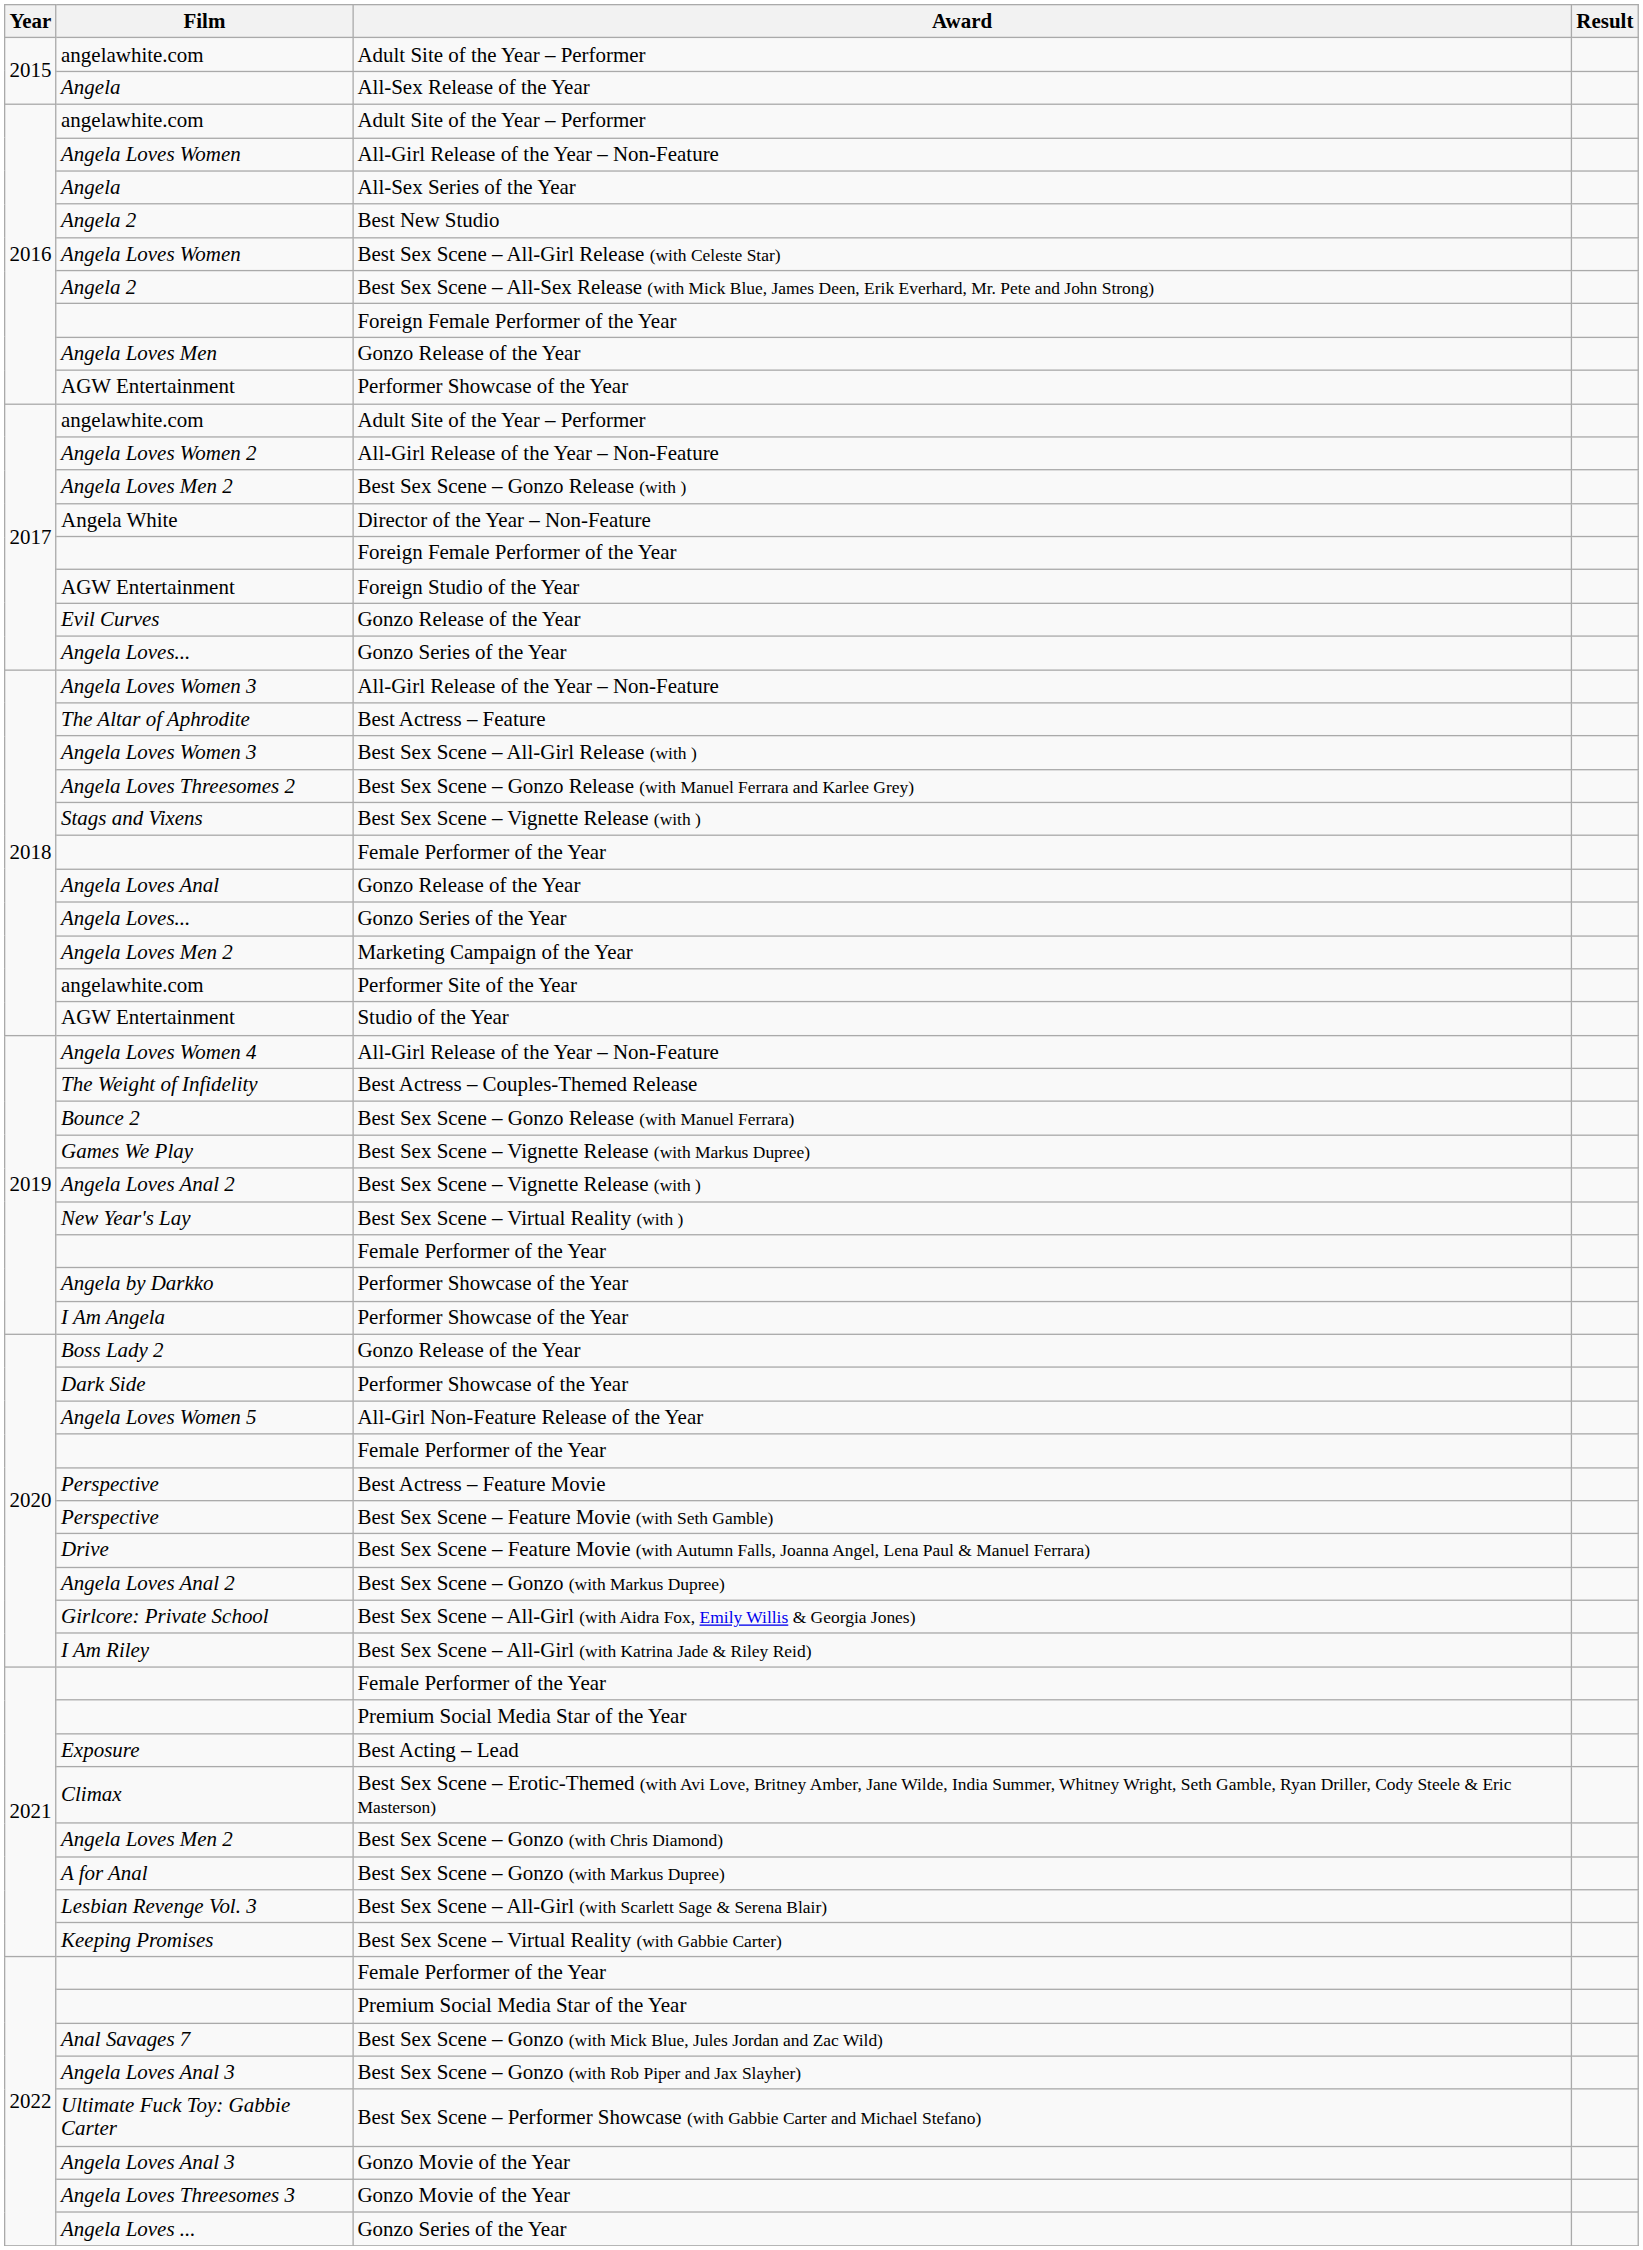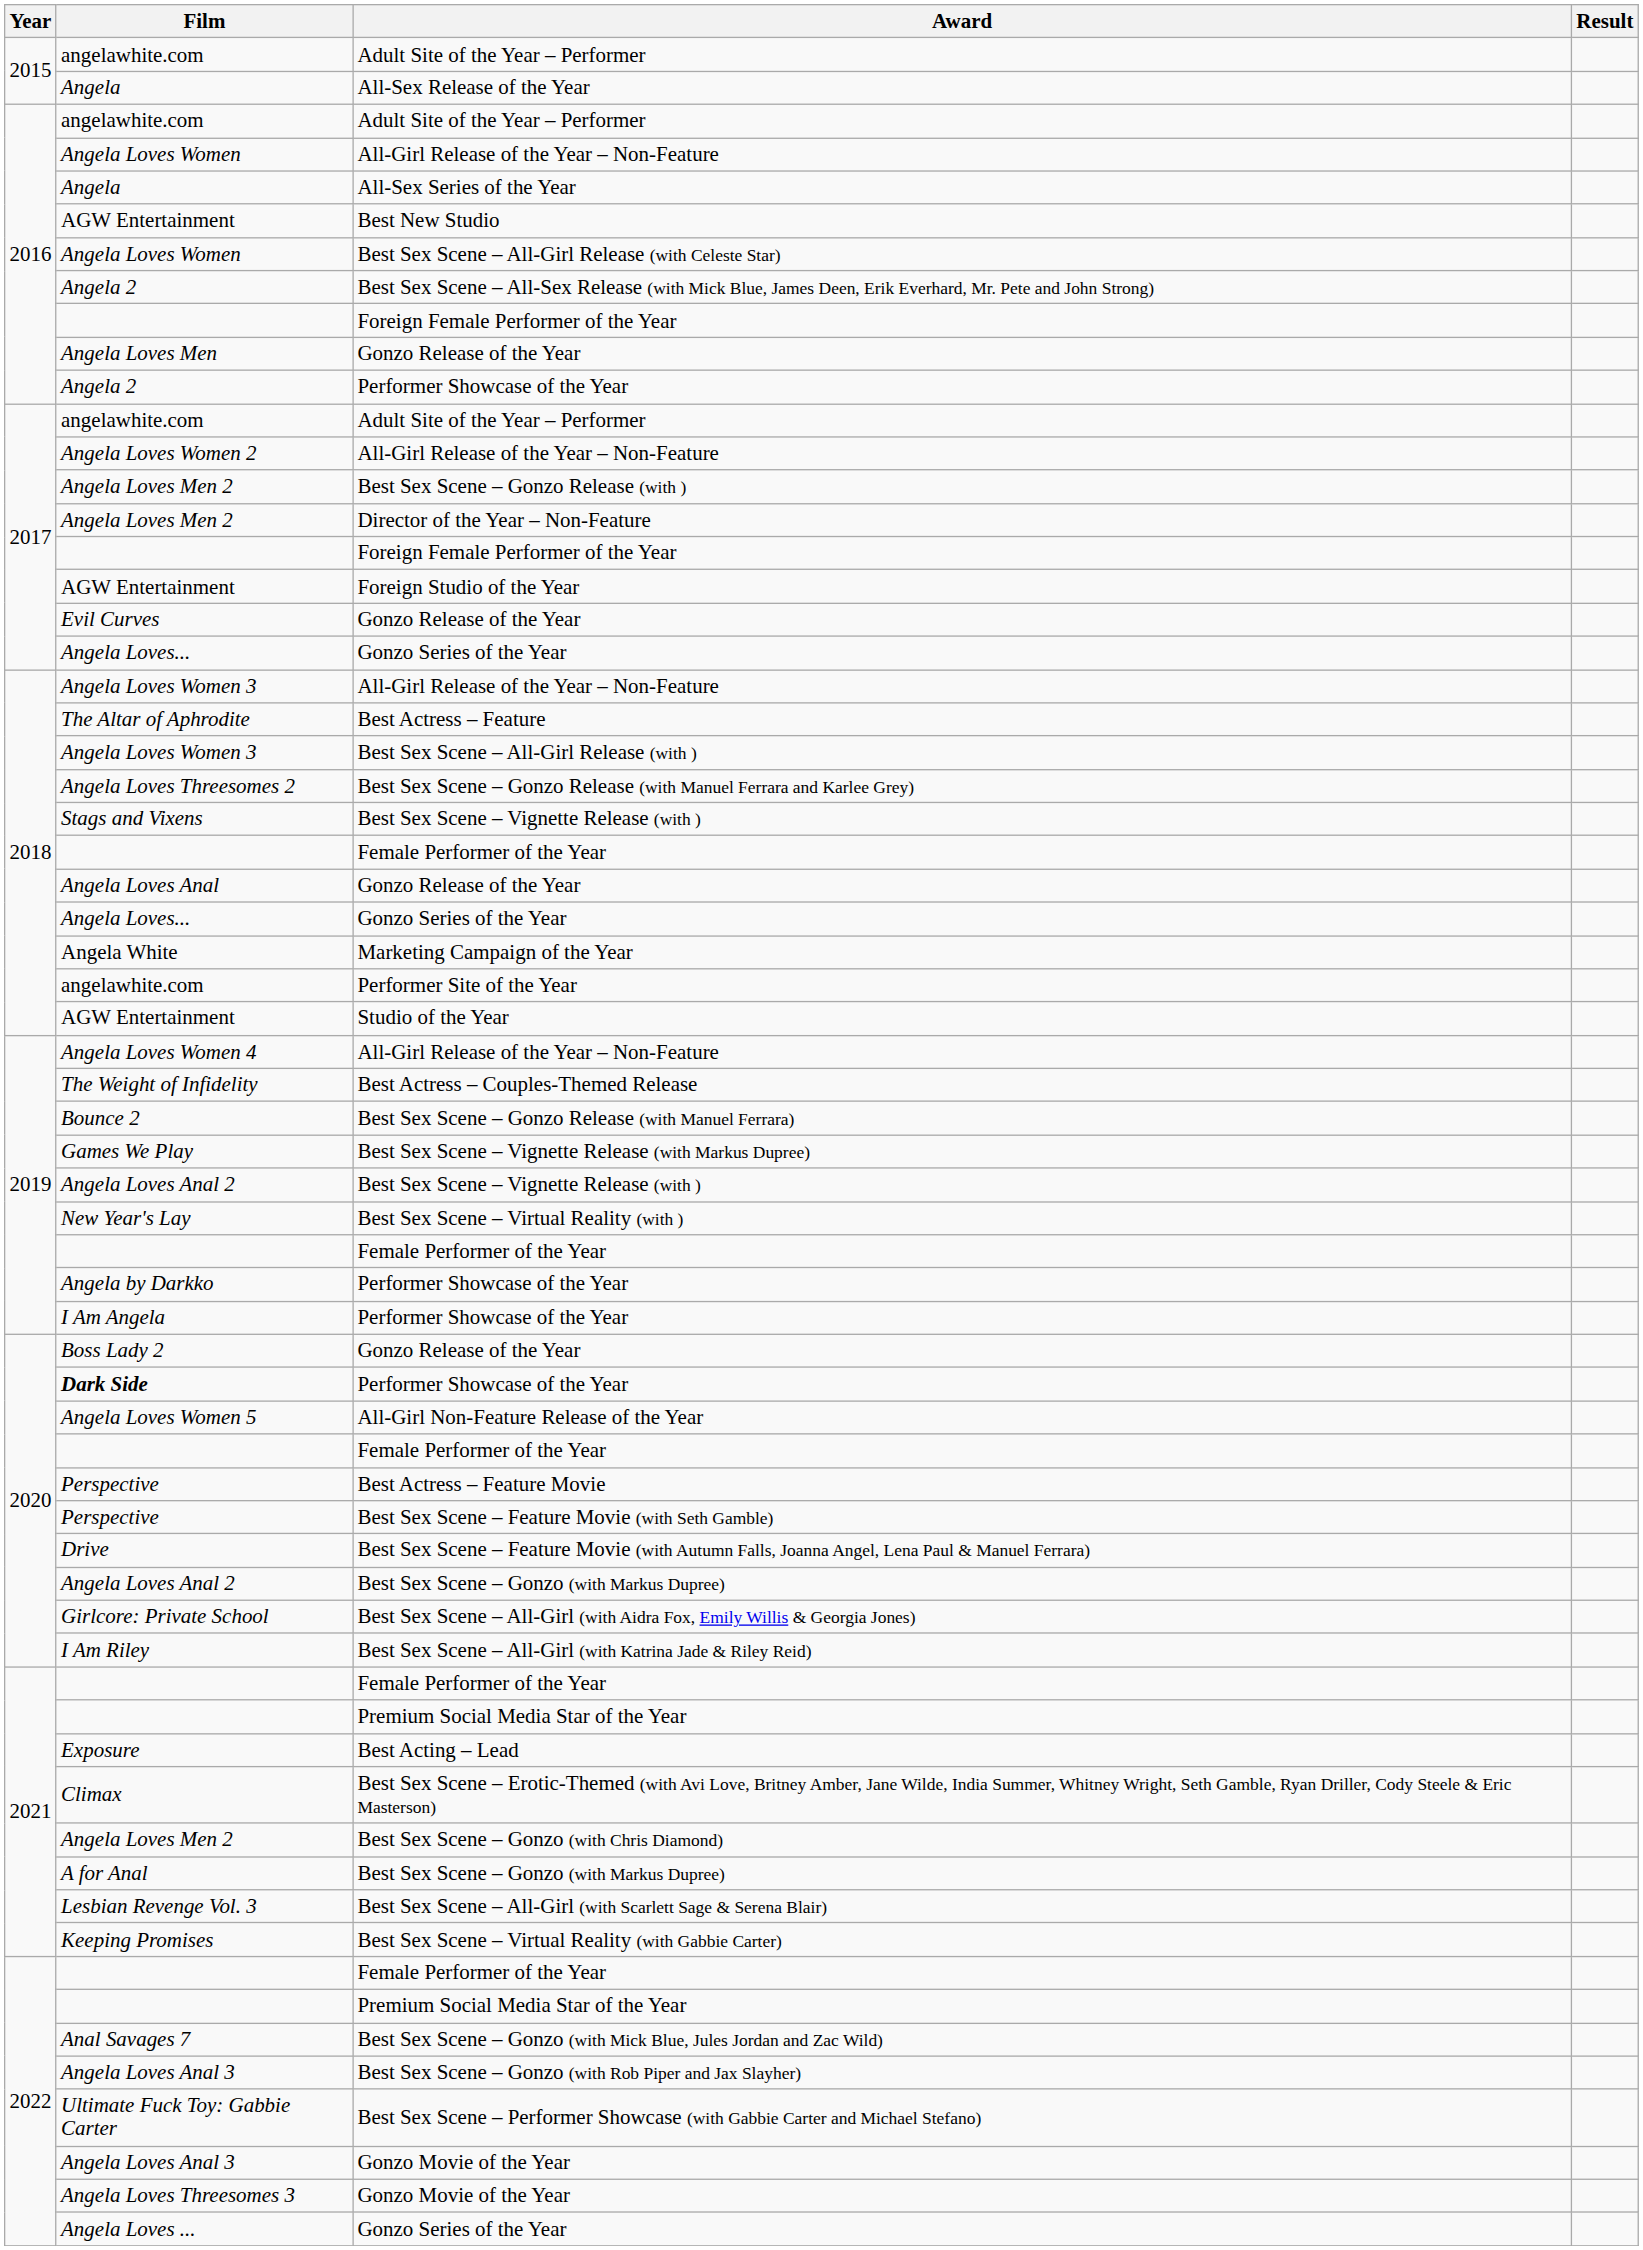(99, 220) Angela 2 -> (148, 220) AGW Entertainment
(148, 386) AGW Entertainment -> (99, 386) Angela 2
(119, 519) Angela White -> (147, 519) Angela Loves Men 2
(147, 951) Angela Loves Men 2 -> (119, 951) Angela White
(103, 1384) normal -> (104, 1384) bold
